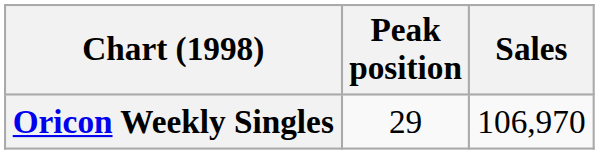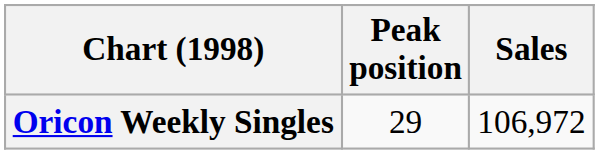(531, 121) 106,970 -> (531, 121) 106,972
